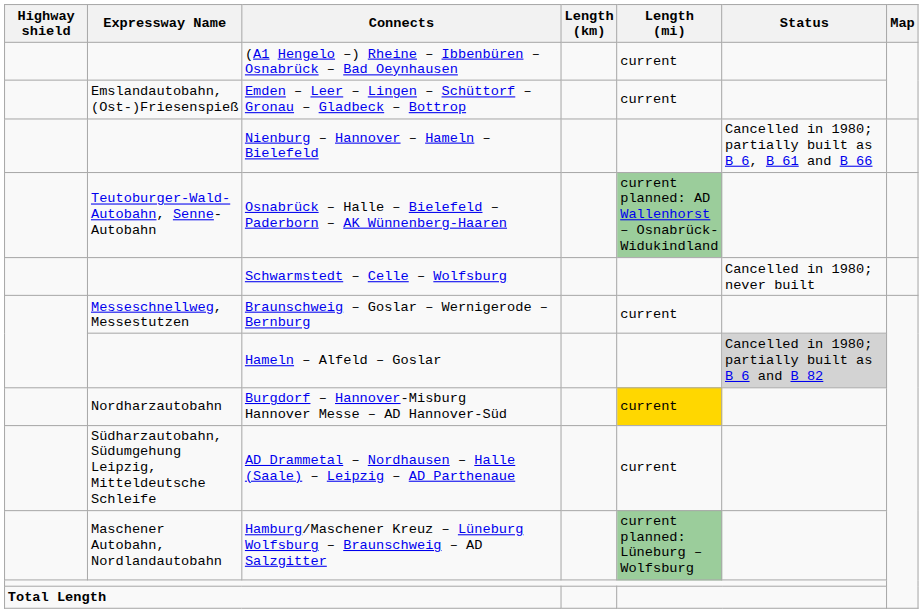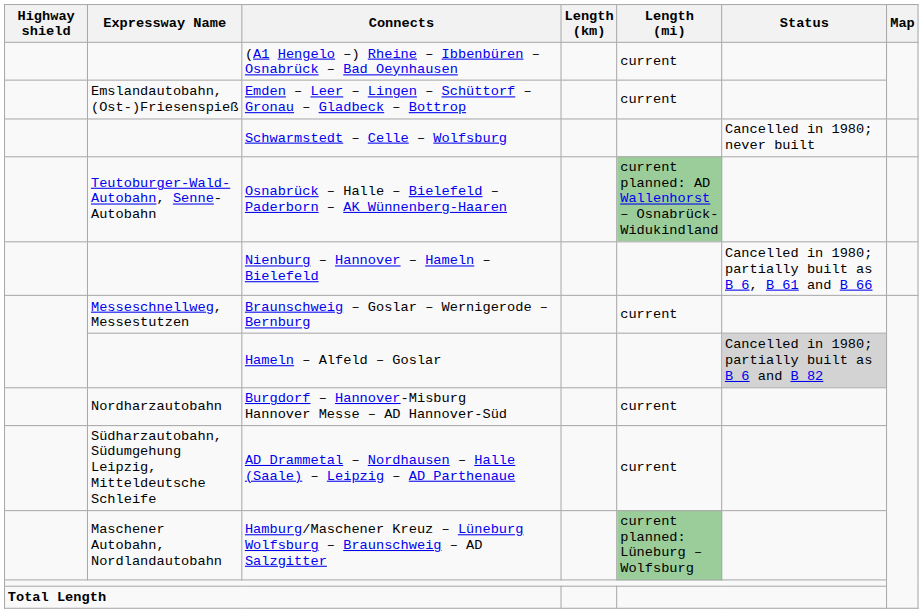rows swapped: (376, 277) <-> (368, 145)
(649, 406) gold background -> (649, 406) no background
